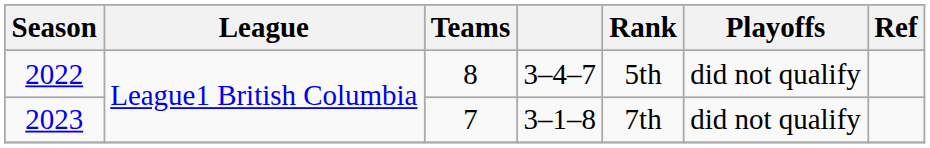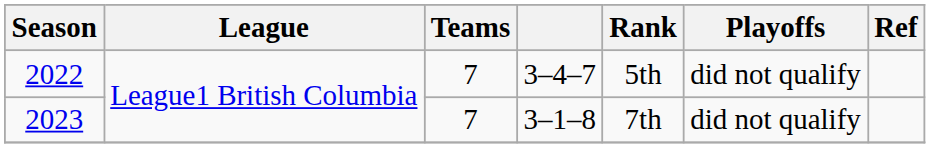(470, 73) 8 -> (470, 73) 7
